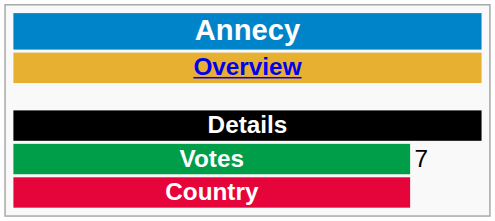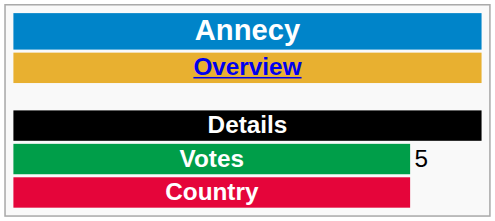(421, 158) 7 -> (421, 158) 5
